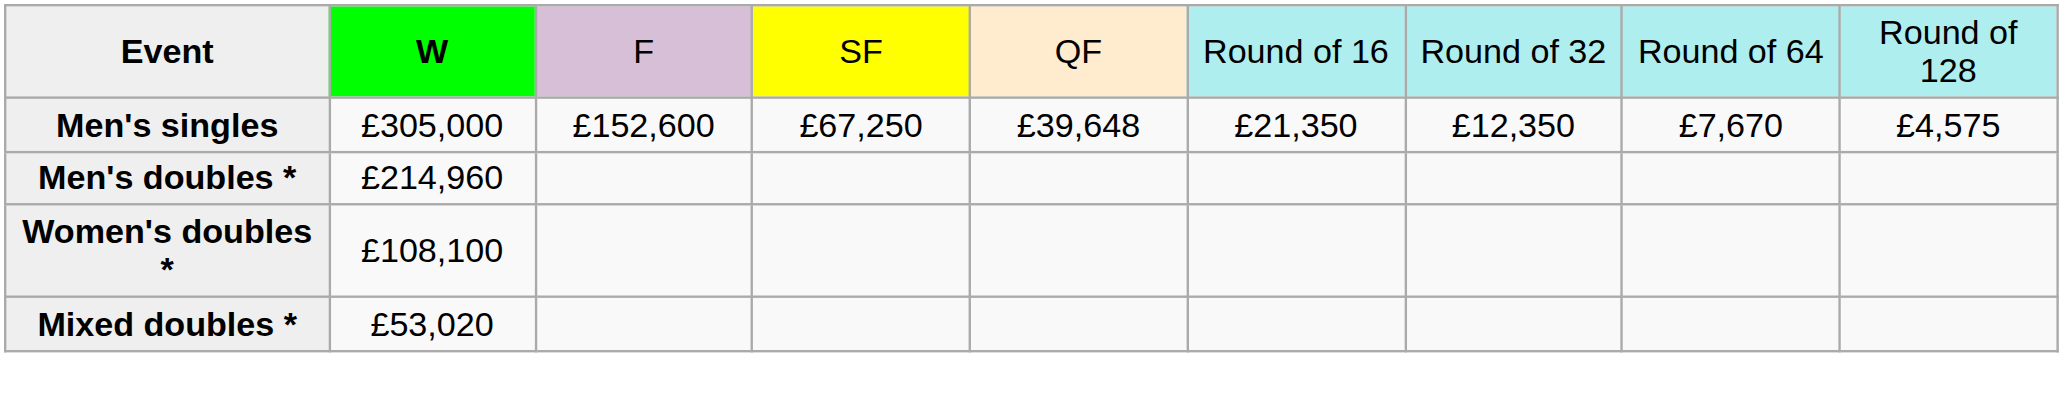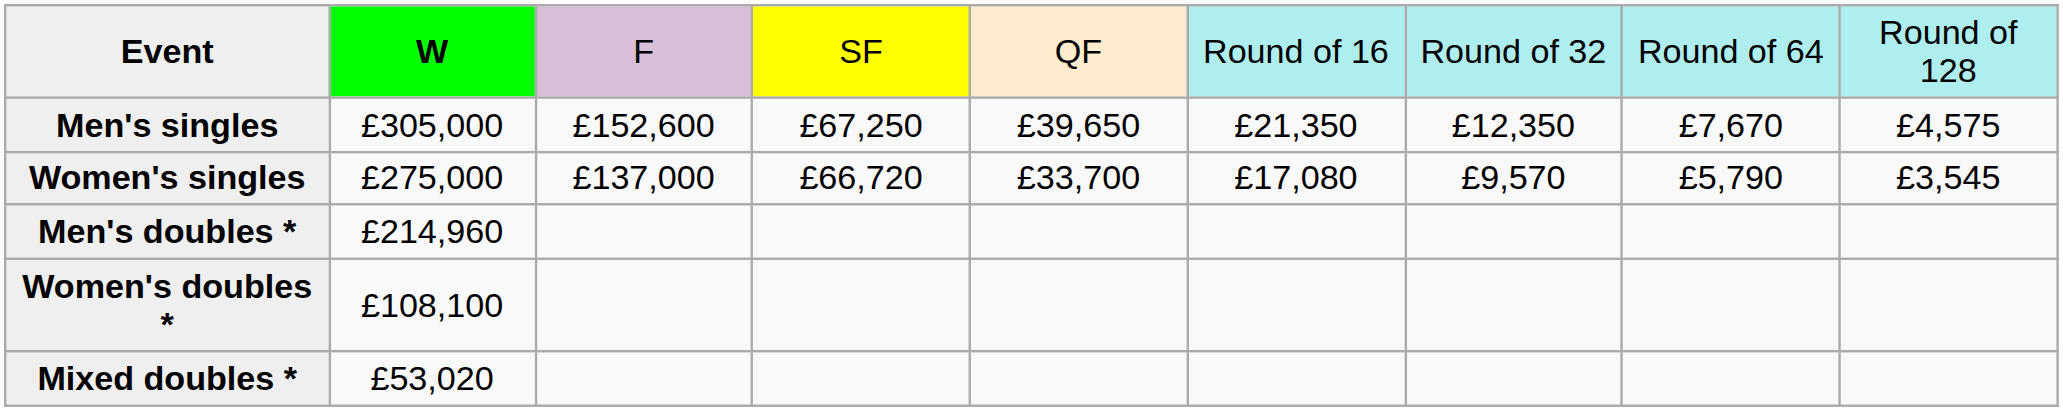(1078, 124) £39,648 -> (1078, 124) £39,650
+ row: (167, 178)
